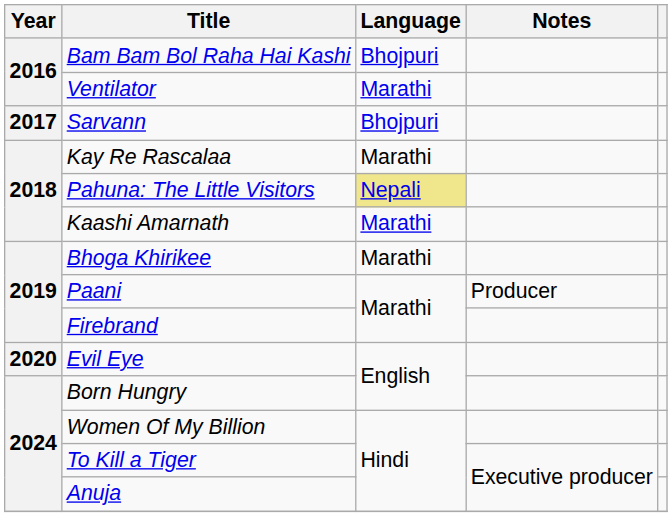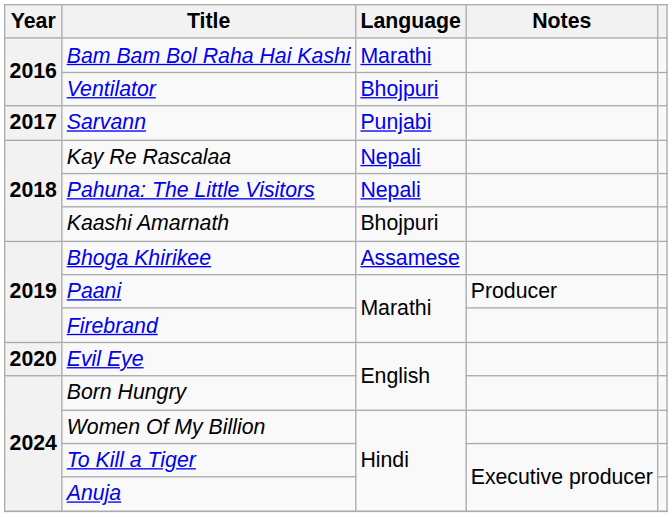(399, 55) Bhojpuri -> (396, 55) Marathi
(396, 88) Marathi -> (399, 88) Bhojpuri
(399, 122) Bhojpuri -> (396, 122) Punjabi
(396, 156) Marathi -> (391, 156) Nepali
(391, 190) khaki background -> (391, 190) no background
(396, 223) Marathi -> (399, 223) Bhojpuri
(396, 257) Marathi -> (410, 257) Assamese
